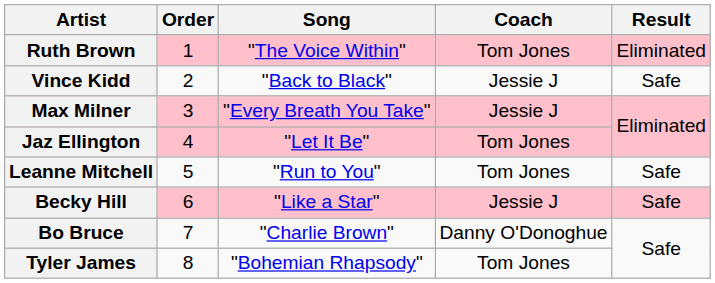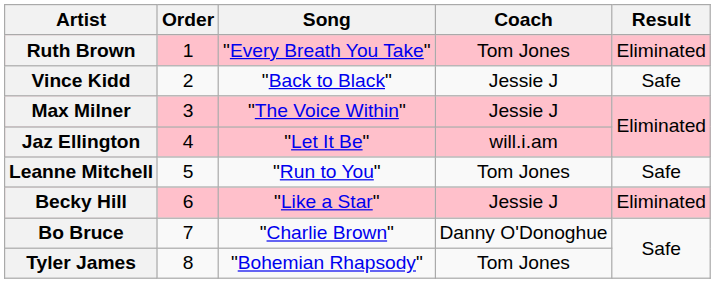(327, 50) "The Voice Within" -> (327, 50) "Every Breath You Take"
(327, 111) "Every Breath You Take" -> (327, 111) "The Voice Within"
(523, 141) Tom Jones -> (523, 141) will.i.am
(661, 202) Safe -> (661, 202) Eliminated
